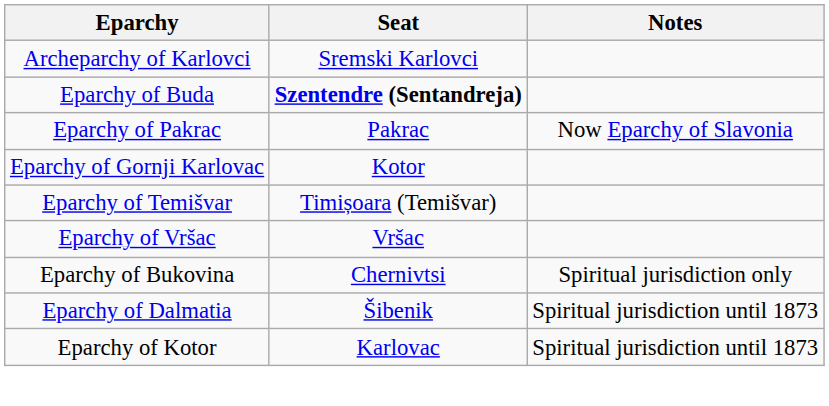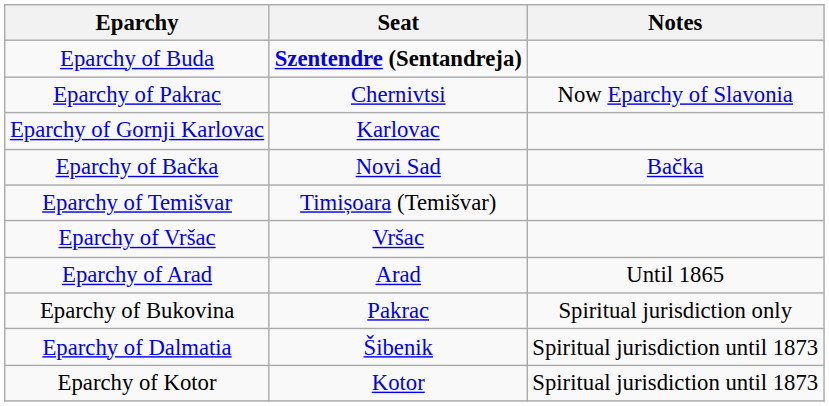- row: (137, 58)
(398, 130) Pakrac -> (398, 94) Chernivtsi
(398, 166) Kotor -> (398, 130) Karlovac
+ row: (137, 166)
+ row: (137, 274)
(398, 274) Chernivtsi -> (398, 310) Pakrac
(398, 346) Karlovac -> (398, 382) Kotor
